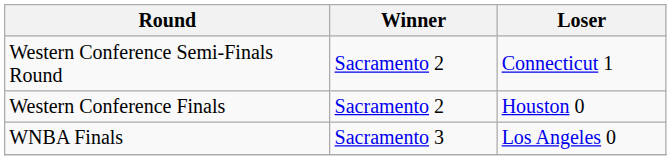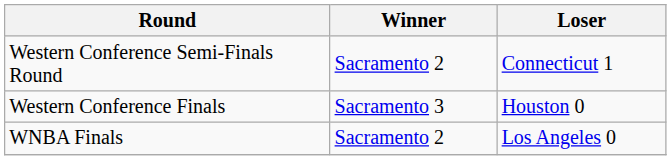(389, 106) Sacramento 2 -> (389, 106) Sacramento 3
(389, 138) Sacramento 3 -> (389, 138) Sacramento 2
